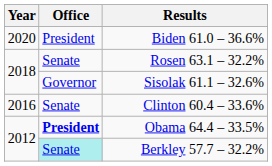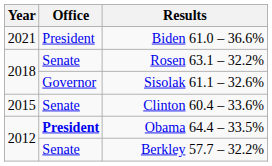(22, 37) 2020 -> (22, 37) 2021
(22, 104) 2016 -> (22, 104) 2015
(61, 149) paleturquoise background -> (61, 149) no background
